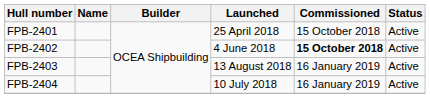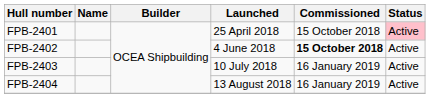(403, 31) no background -> (403, 31) pink background
(252, 66) 13 August 2018 -> (245, 66) 10 July 2018
(245, 84) 10 July 2018 -> (252, 84) 13 August 2018
